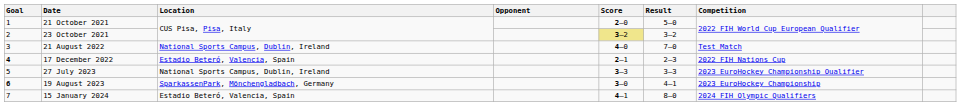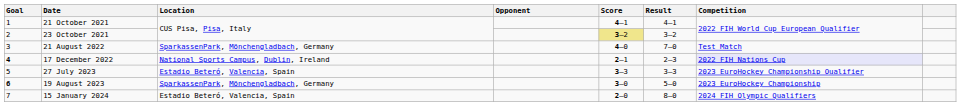(621, 22) 2–0 -> (621, 22) 4–1
(670, 22) 5–0 -> (670, 22) 4–1
(244, 47) National Sports Campus, Dublin, Ireland -> (247, 47) SparkassenPark, Mönchengladbach, Germany
(227, 59) Estadio Beteró, Valencia, Spain -> (244, 59) National Sports Campus, Dublin, Ireland
(742, 59) no background -> (742, 59) lavender background
(244, 71) National Sports Campus, Dublin, Ireland -> (227, 71) Estadio Beteró, Valencia, Spain
(670, 83) 4–1 -> (670, 83) 5–0
(621, 95) 4–1 -> (621, 95) 2–0
